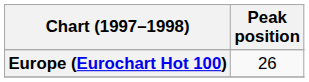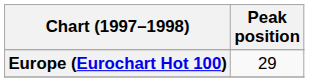(267, 63) 26 -> (267, 63) 29
